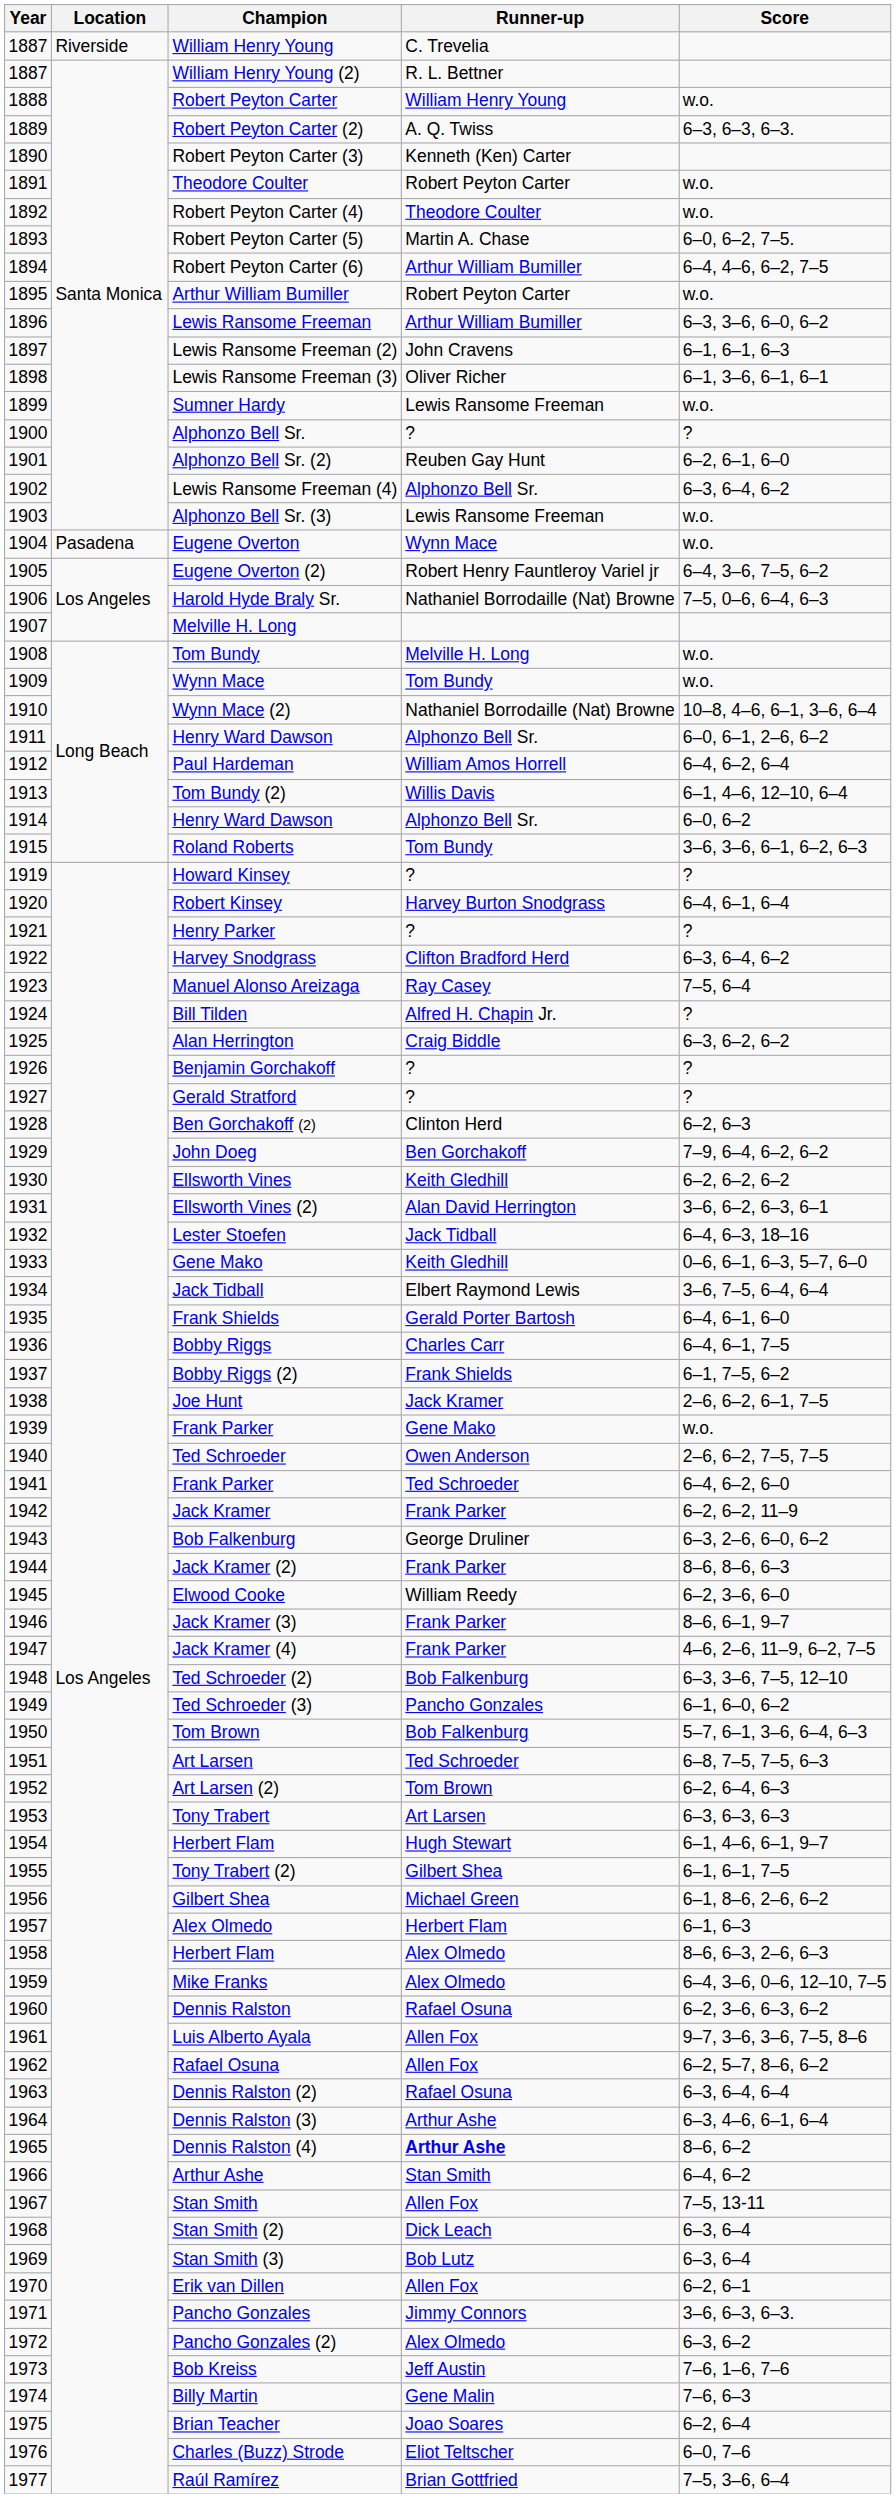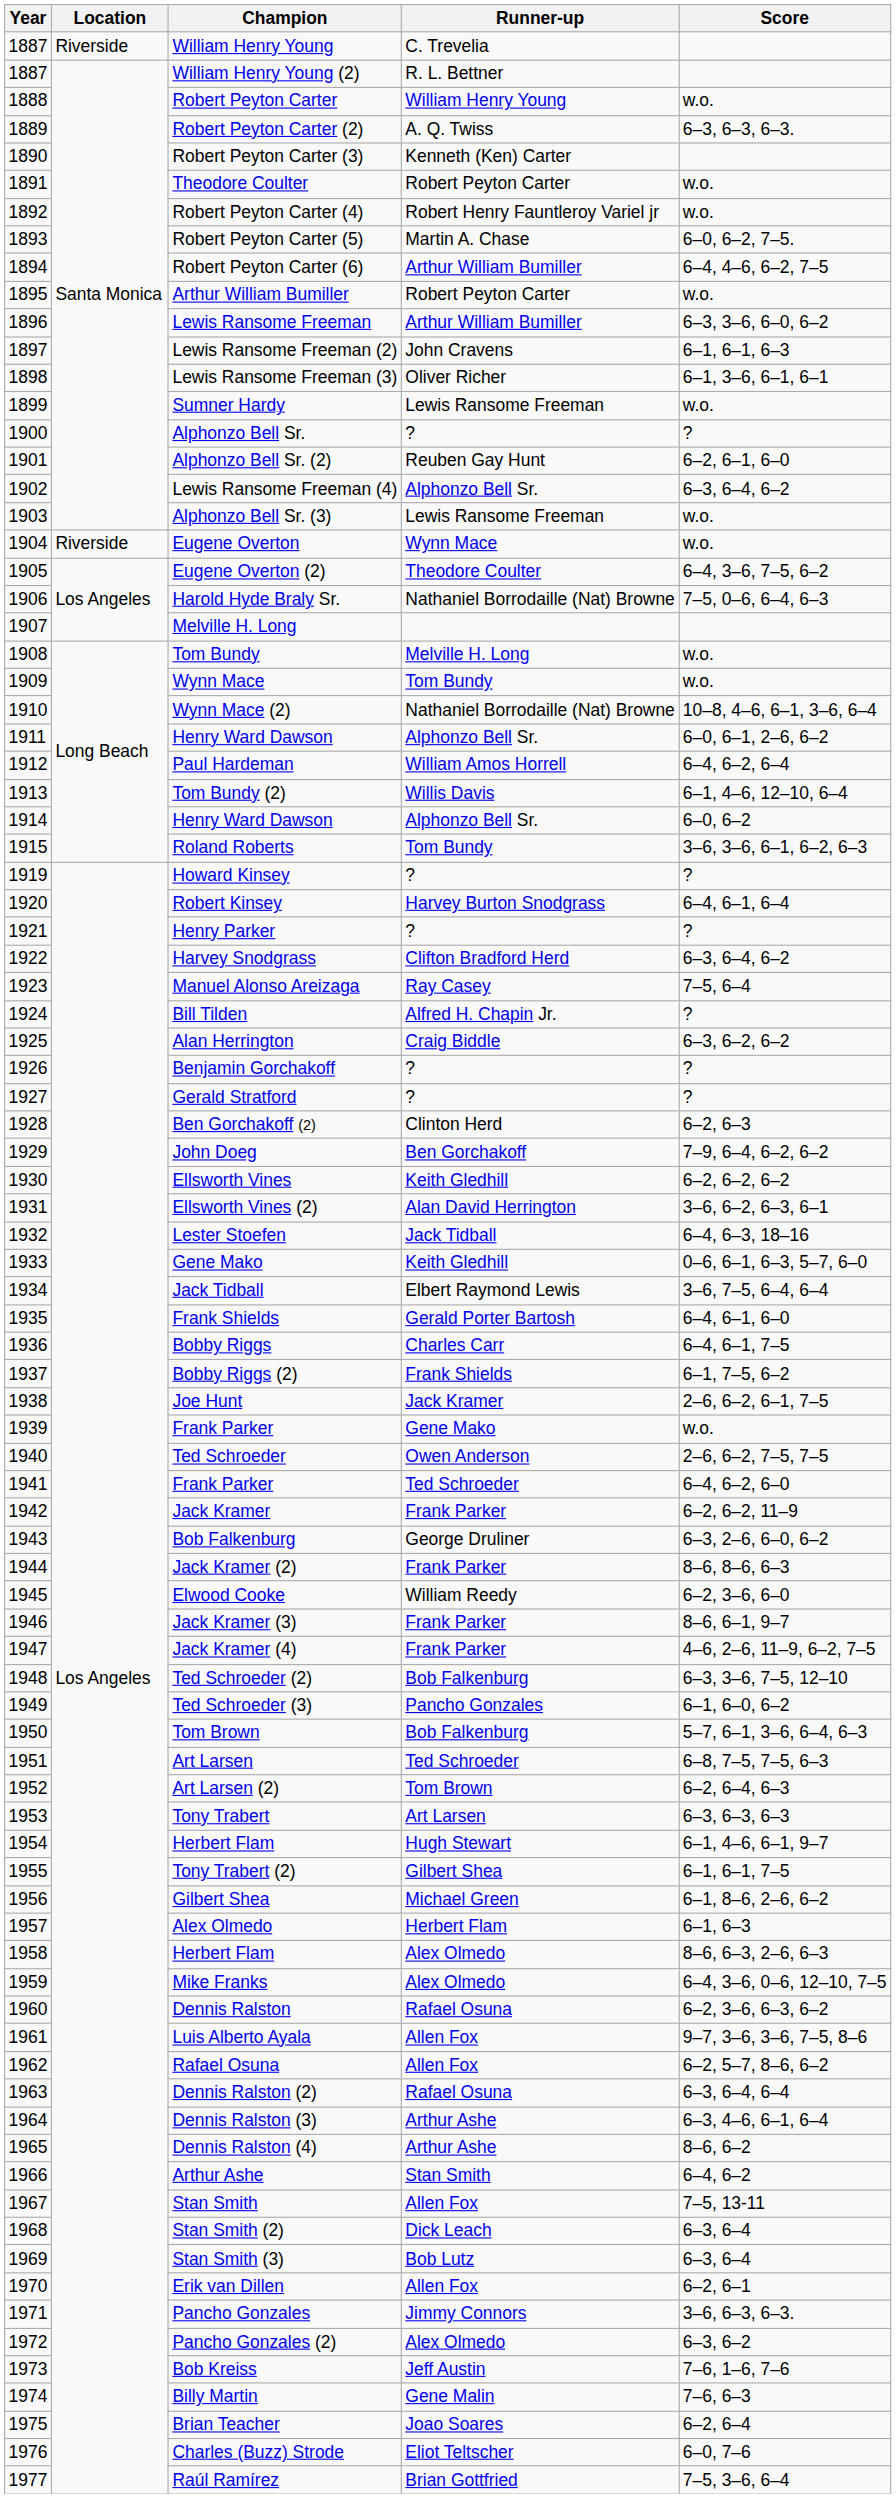(473, 211) Theodore Coulter -> (532, 211) Robert Henry Fauntleroy Variel jr
(95, 543) Pasadena -> (92, 543) Riverside
(532, 571) Robert Henry Fauntleroy Variel jr -> (473, 571) Theodore Coulter
(455, 2148) bold -> (451, 2148) normal
